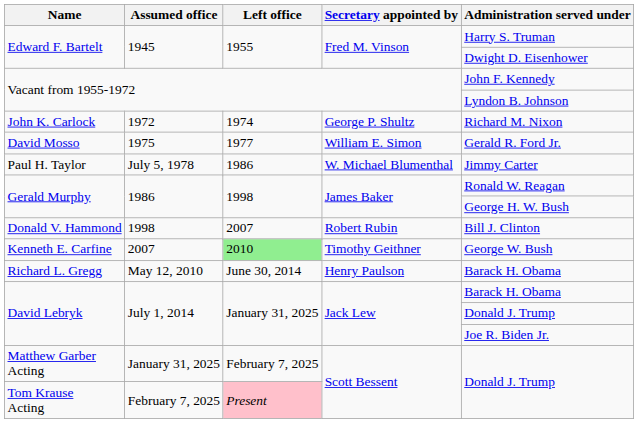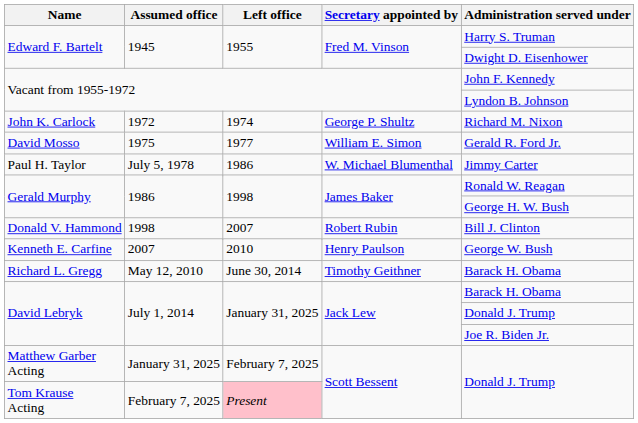(240, 249) lightgreen background -> (240, 249) no background
(373, 249) Timothy Geithner -> (364, 249) Henry Paulson
(364, 270) Henry Paulson -> (373, 270) Timothy Geithner
